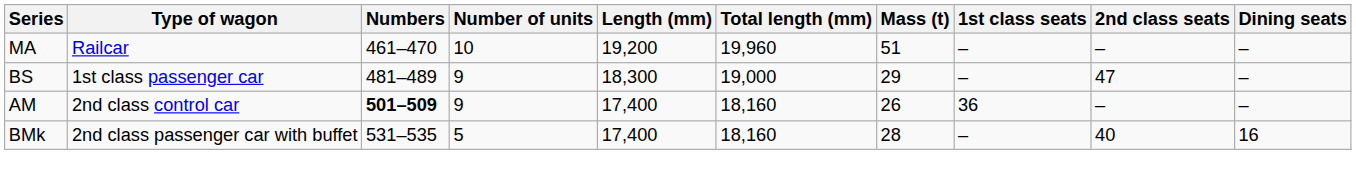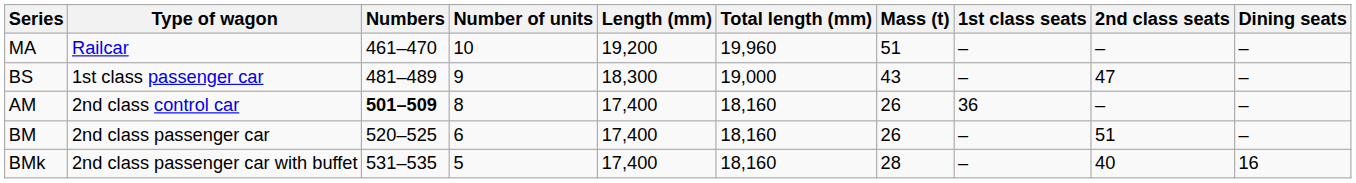(891, 76) 29 -> (891, 76) 43
(459, 105) 9 -> (459, 105) 8
+ row: (22, 134)
